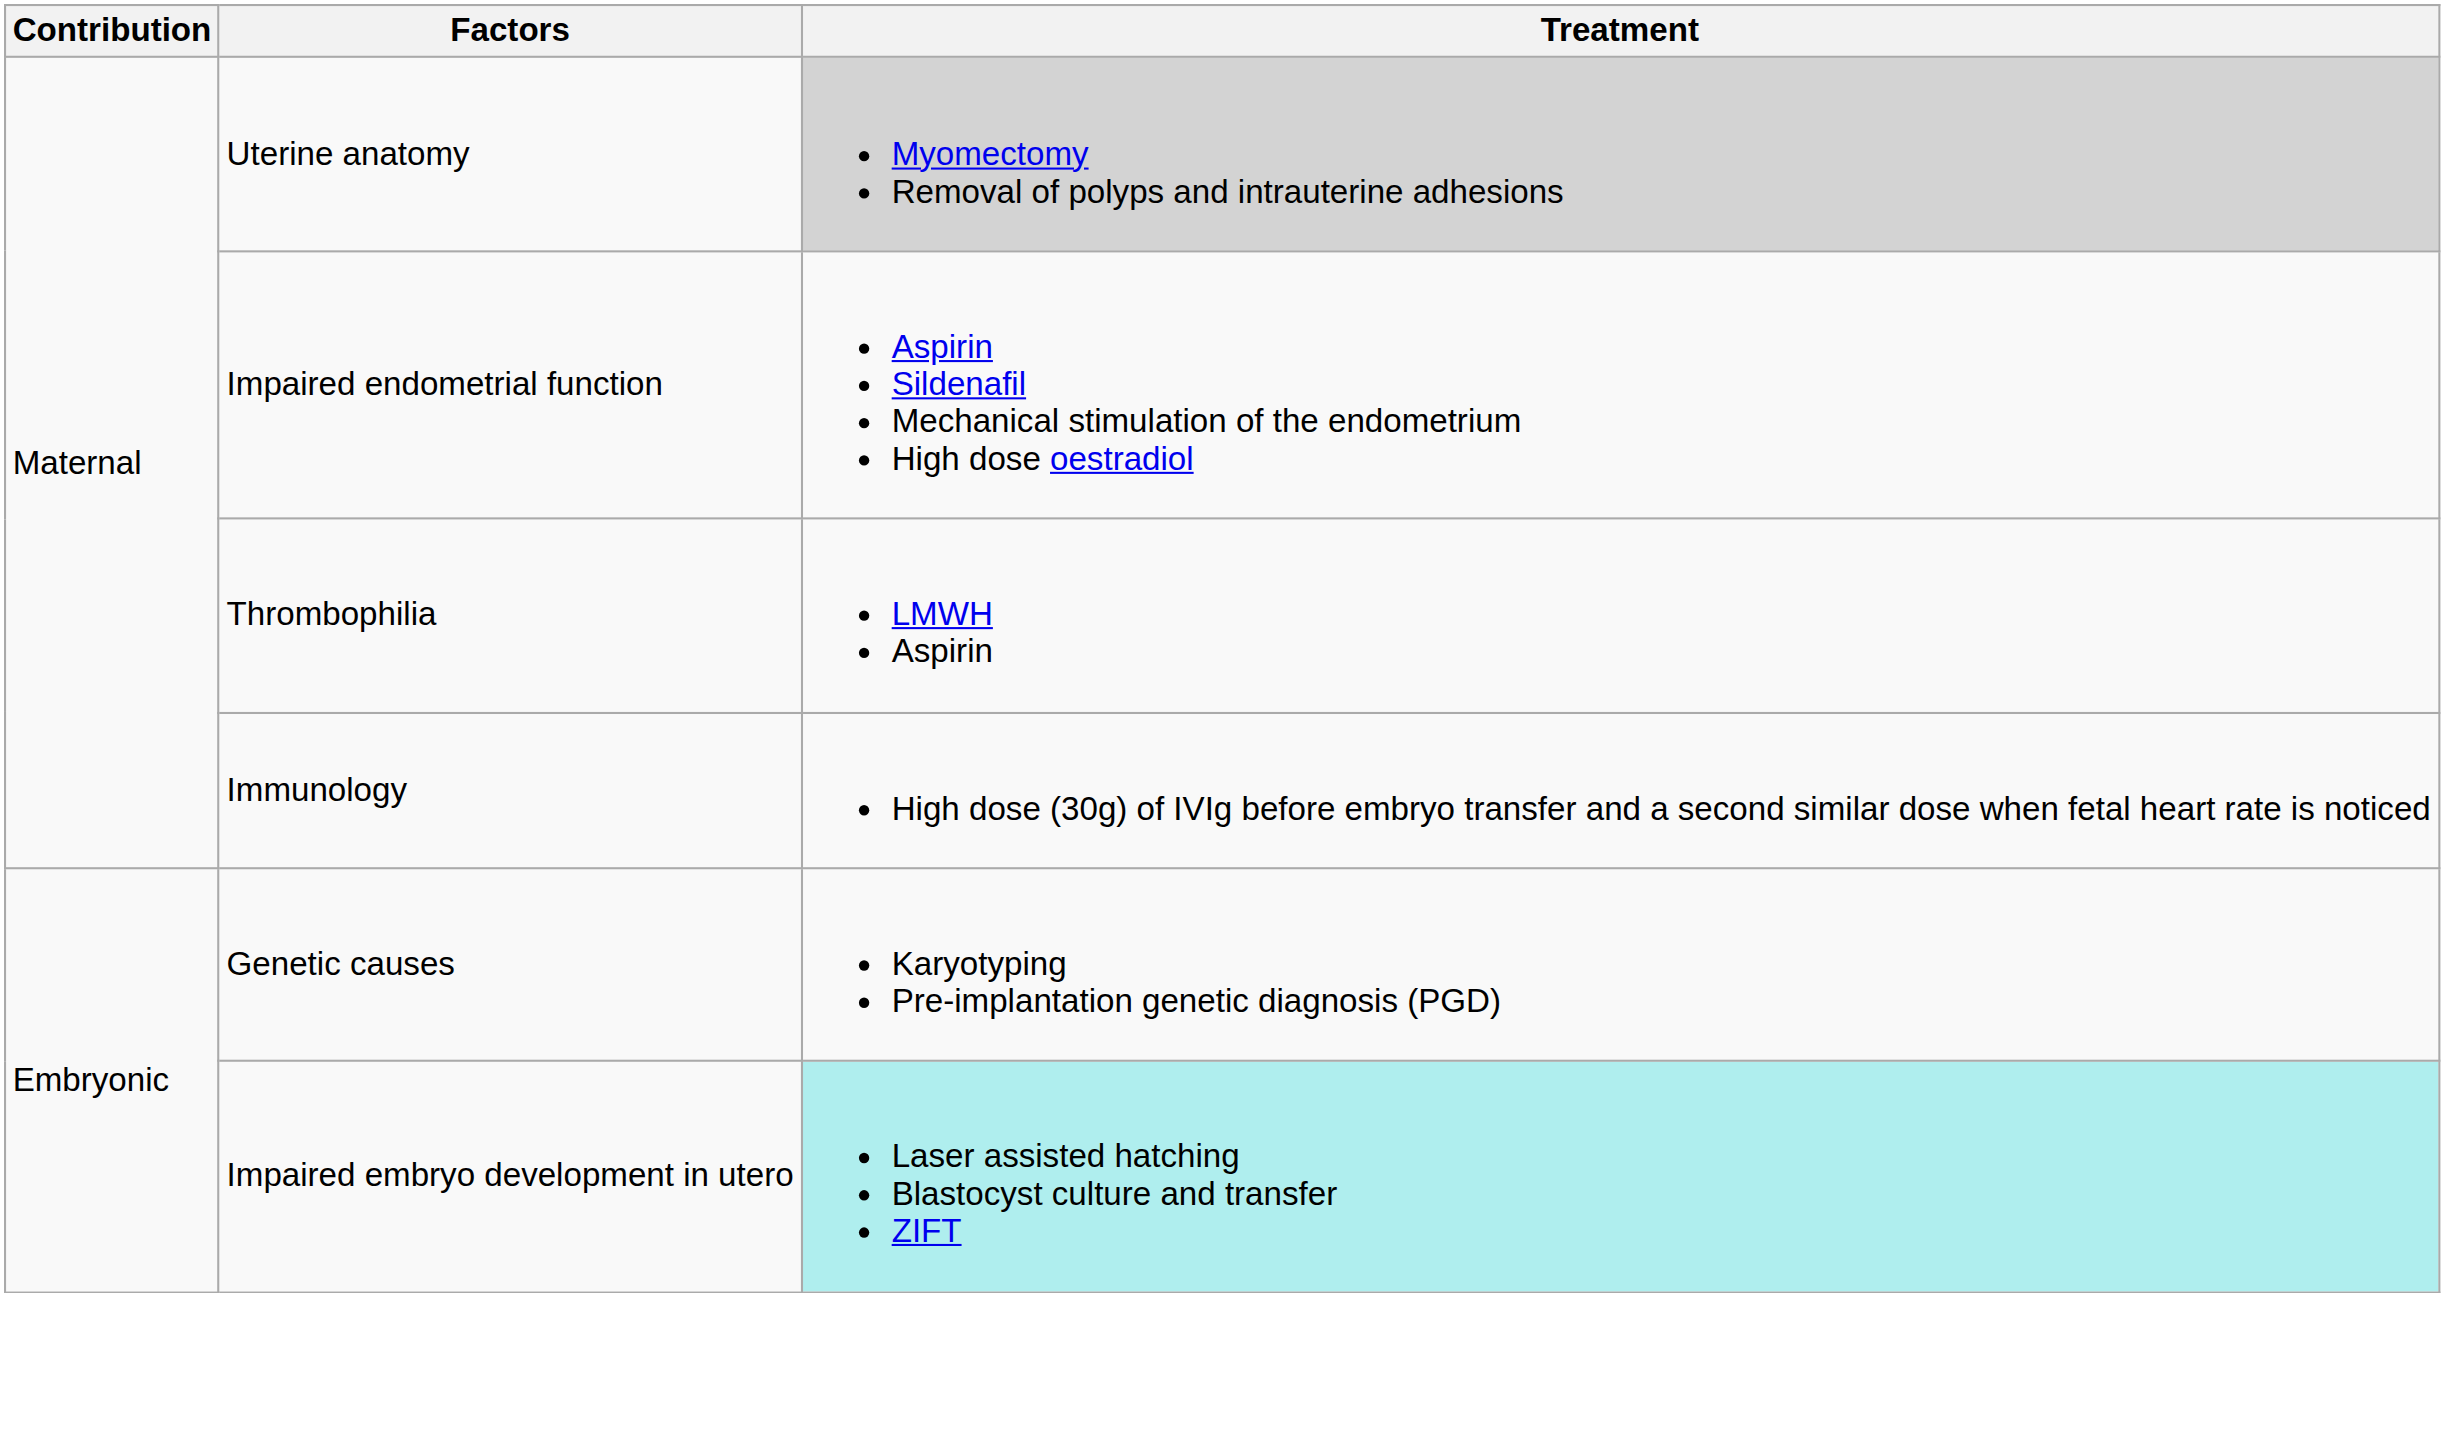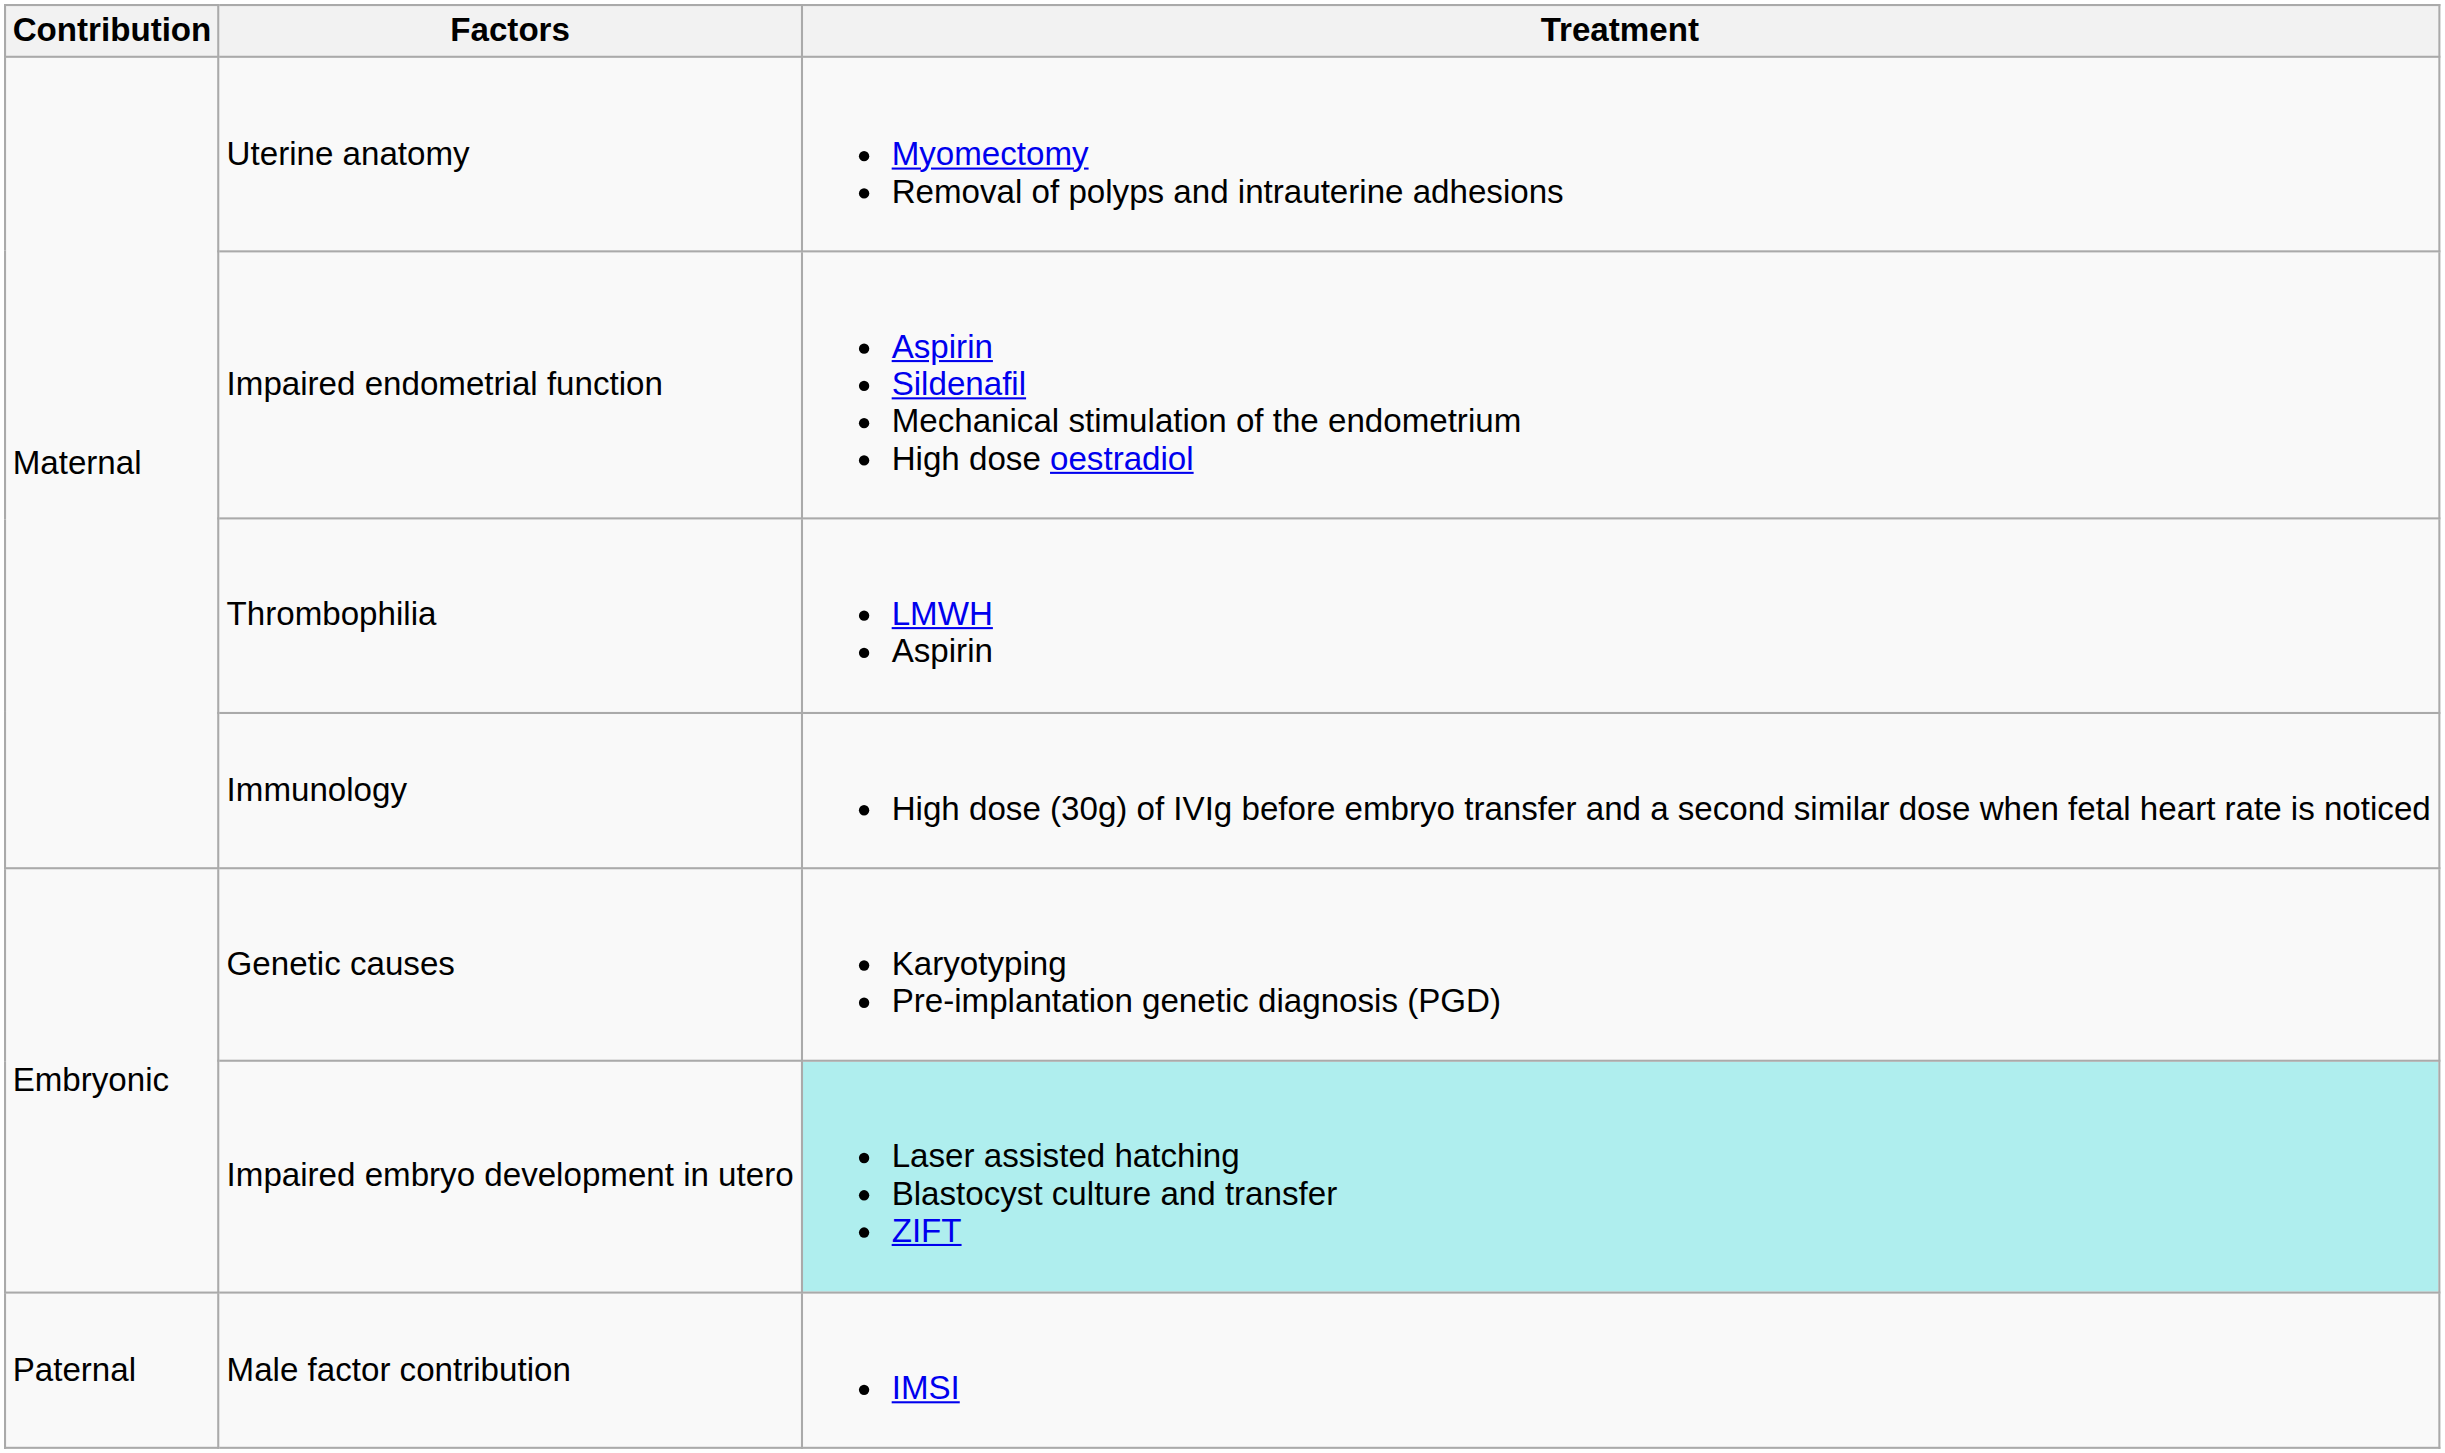(1620, 173) lightgrey background -> (1620, 173) no background
+ row: (399, 1369)
